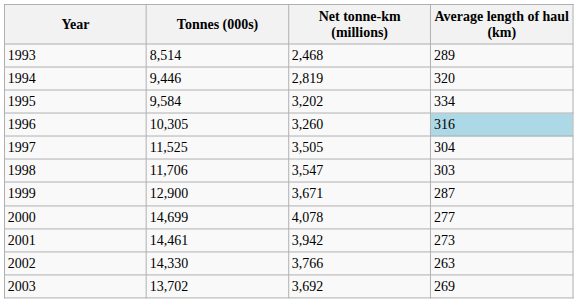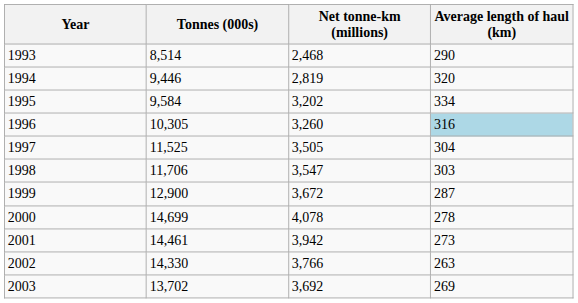(444, 55) 289 -> (444, 55) 290
(308, 194) 3,671 -> (308, 194) 3,672
(444, 217) 277 -> (444, 217) 278
